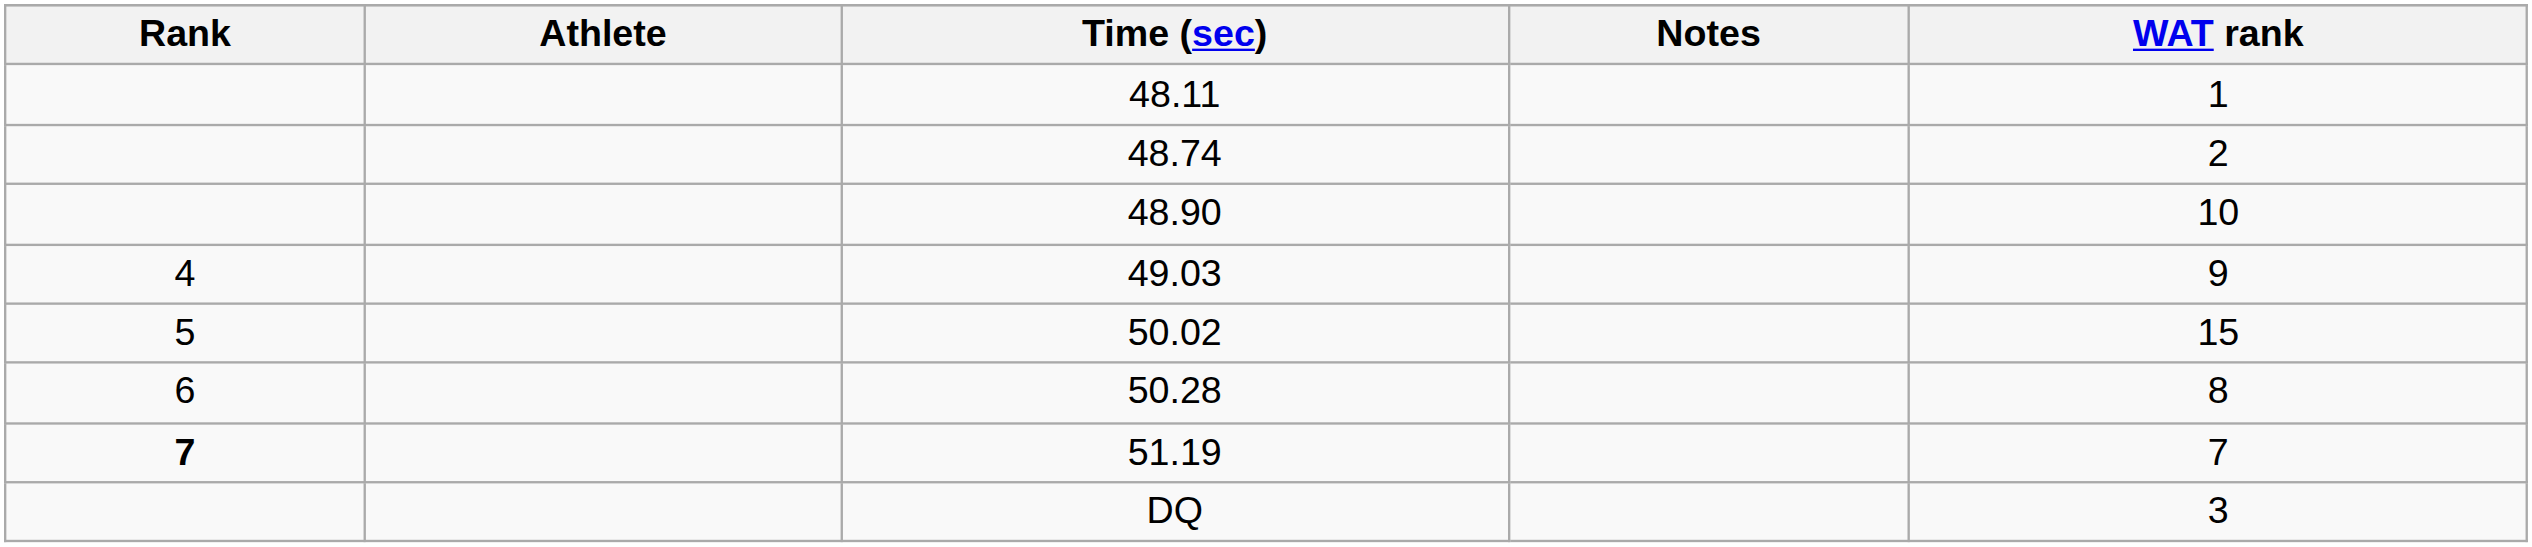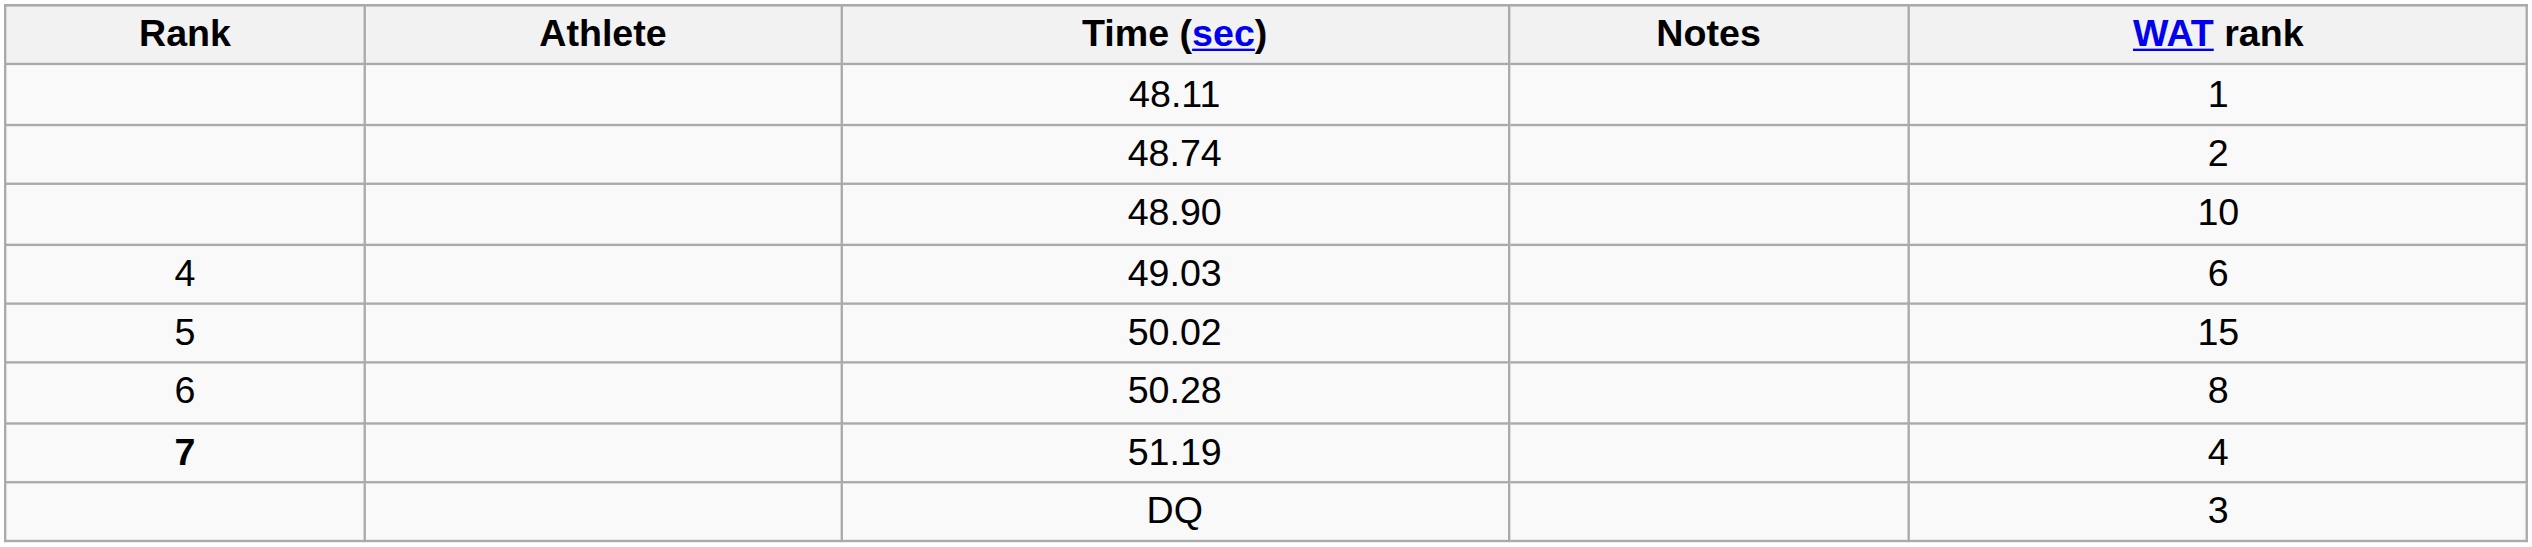(2218, 272) 9 -> (2218, 272) 6
(2218, 451) 7 -> (2218, 451) 4
